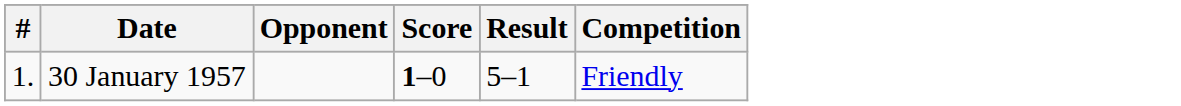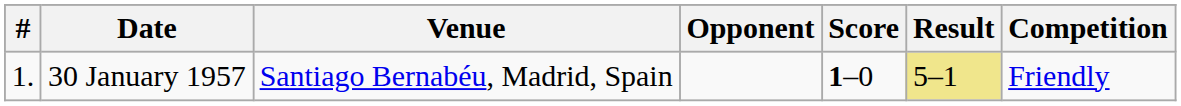+ column: (466, 28)
(509, 75) no background -> (935, 75) khaki background
